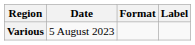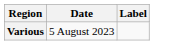- column: (138, 13)
